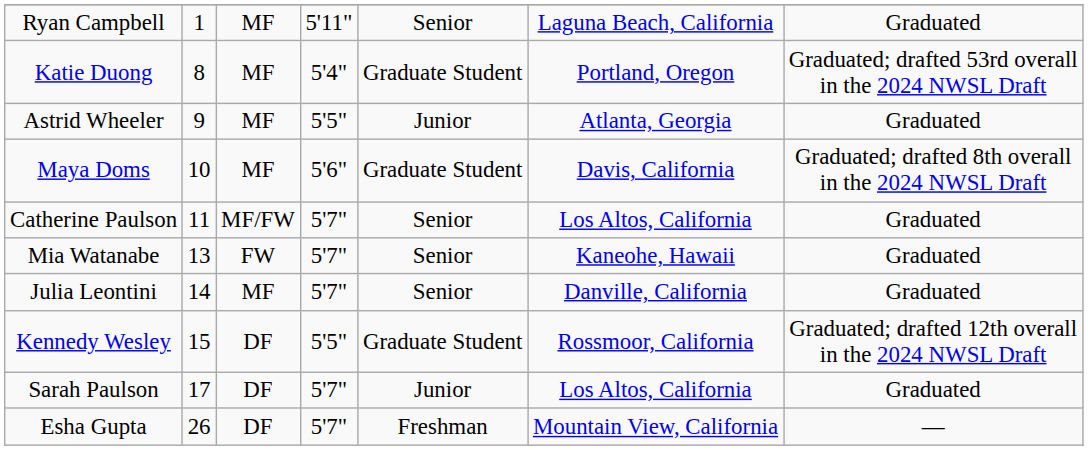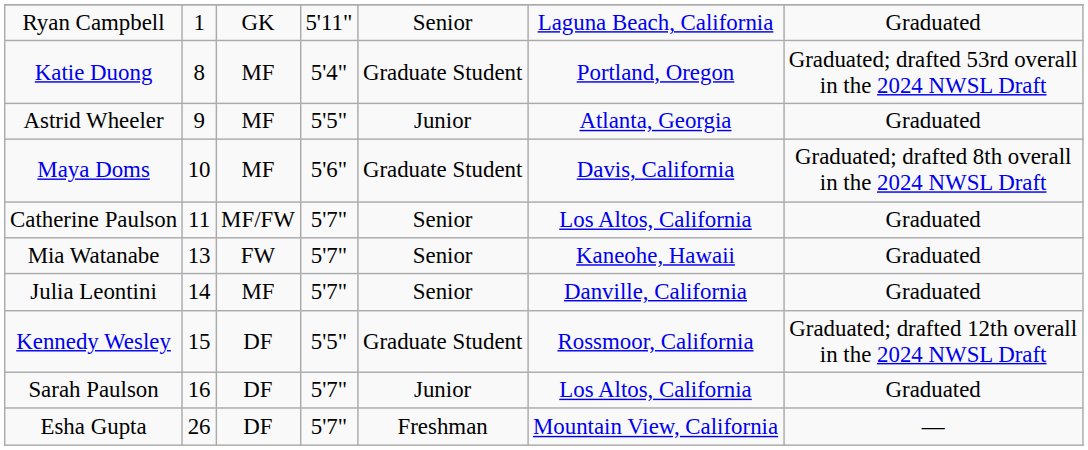(258, 22) MF -> (258, 22) GK
(199, 390) 17 -> (199, 390) 16
